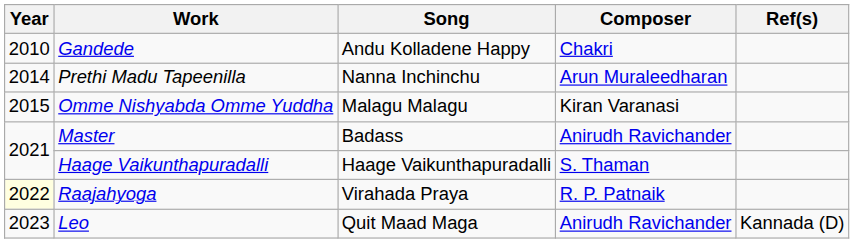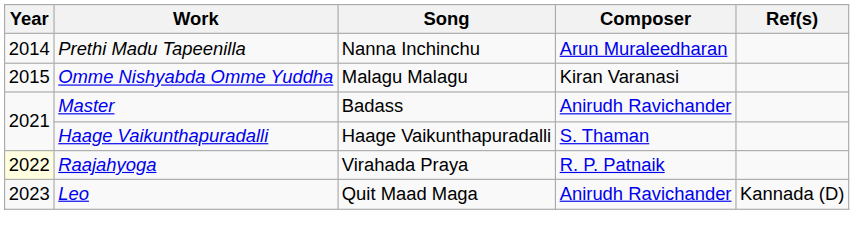- row: (96, 48)
